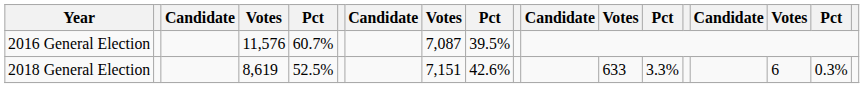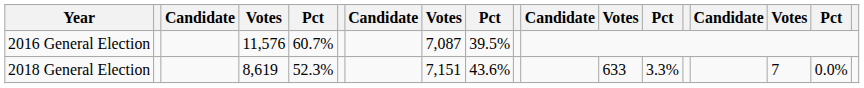(313, 69) 52.5% -> (313, 69) 52.3%
(490, 69) 42.6% -> (490, 69) 43.6%
(775, 69) 6 -> (775, 69) 7
(831, 69) 0.3% -> (831, 69) 0.0%
